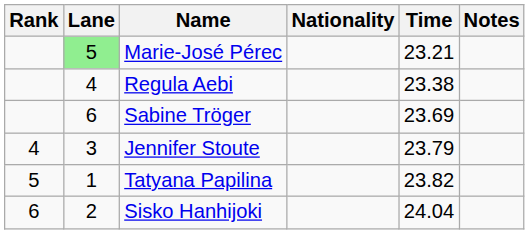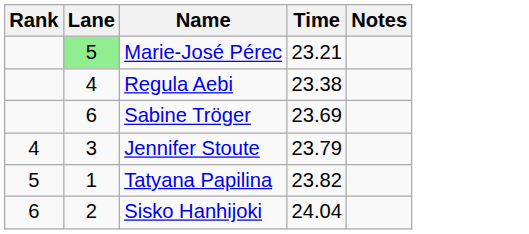- column: (343, 20)
